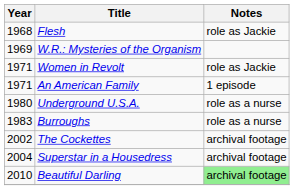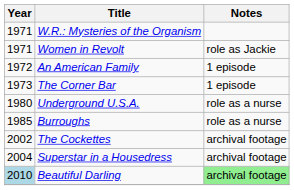- row: (51, 31)
(20, 49) 1969 -> (20, 31) 1971
(20, 85) 1971 -> (20, 67) 1972
+ row: (77, 85)
(20, 121) 1983 -> (20, 121) 1985
(20, 175) no background -> (20, 175) lightblue background
